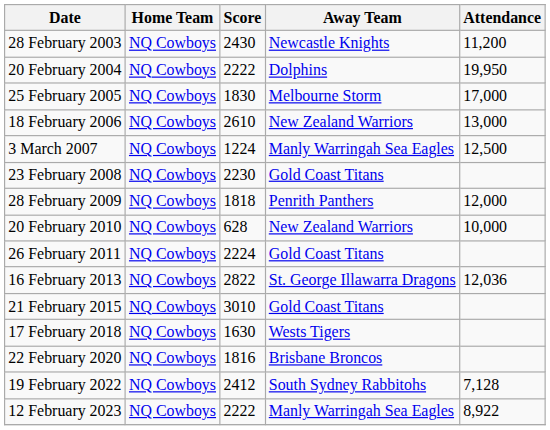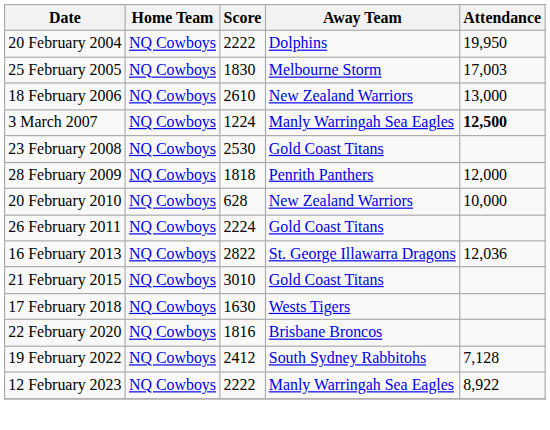- row: (65, 43)
(485, 95) 17,000 -> (485, 69) 17,003
(485, 148) normal -> (485, 122) bold
(239, 174) 2230 -> (239, 148) 2530
